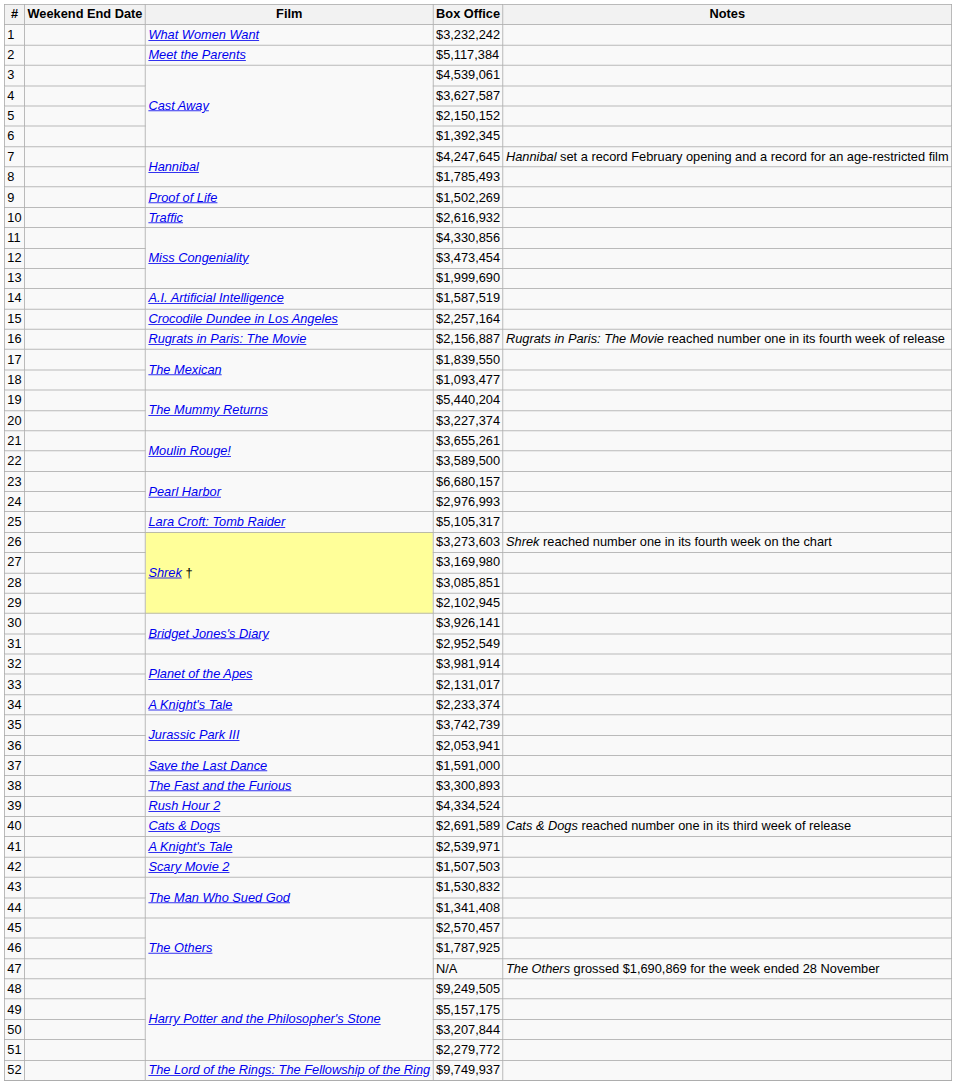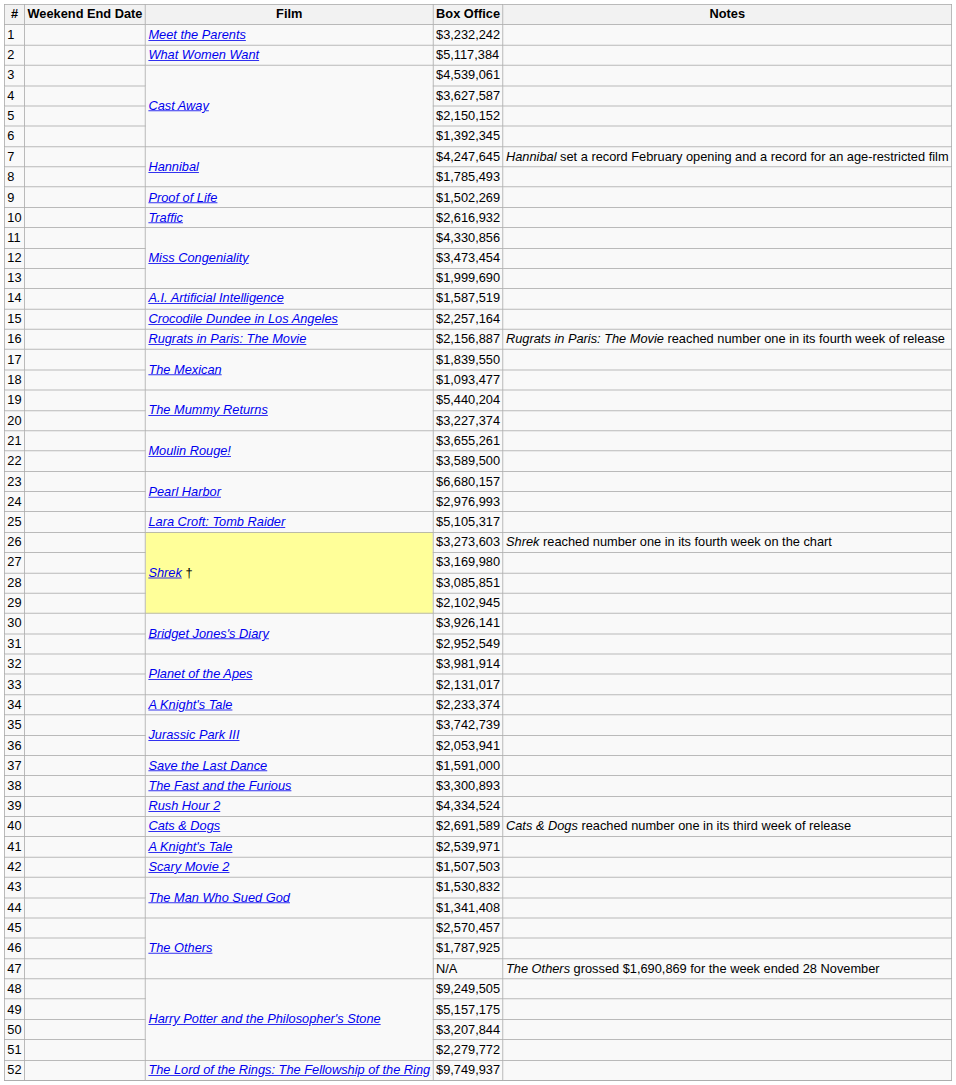(204, 34) What Women Want -> (197, 34) Meet the Parents
(197, 55) Meet the Parents -> (204, 55) What Women Want
